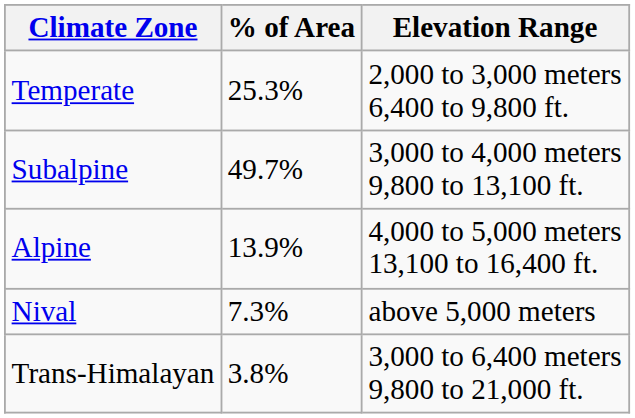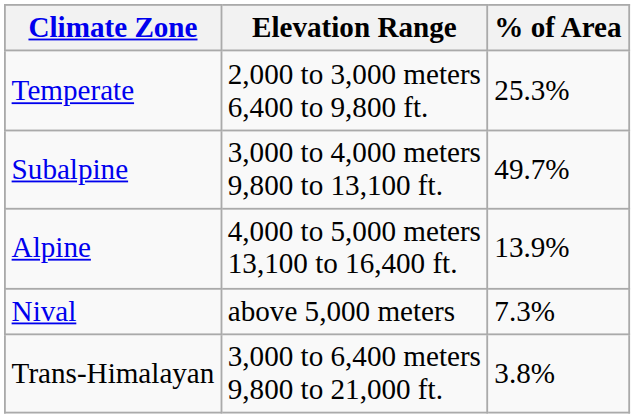columns swapped: (495, 27) <-> (291, 27)
